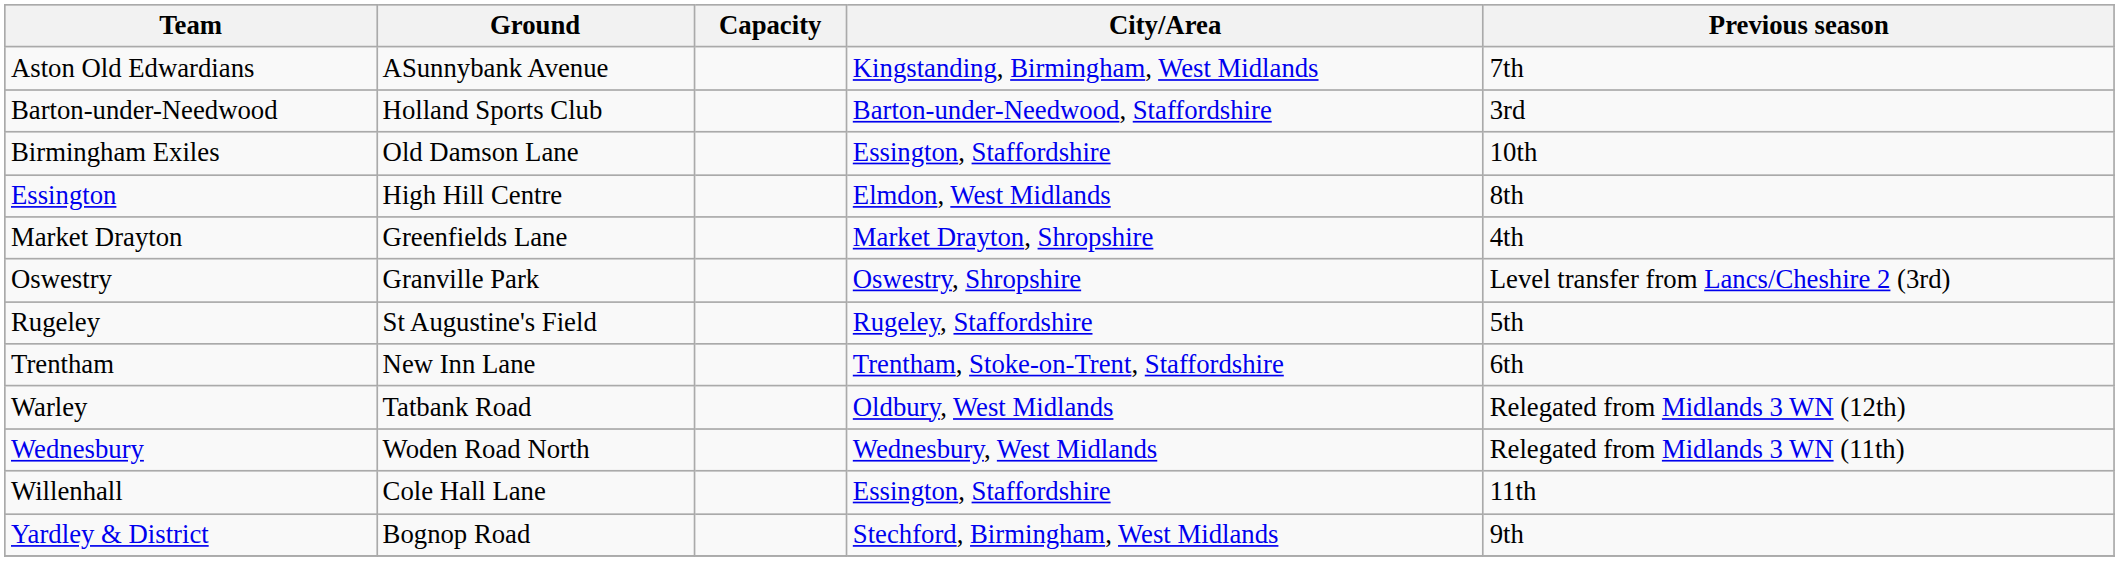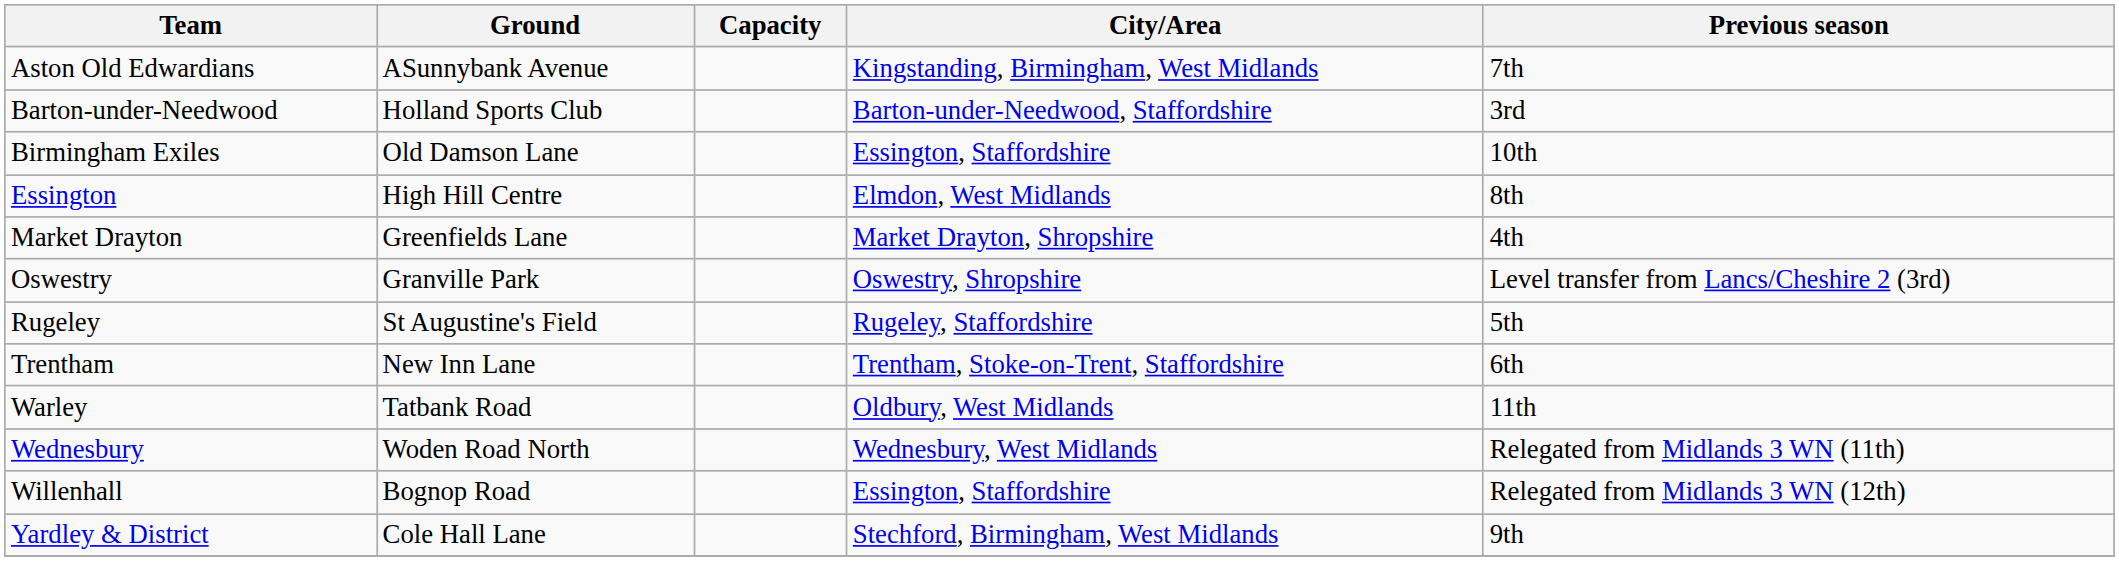(1698, 407) Relegated from Midlands 3 WN (12th) -> (1513, 407) 11th
(464, 491) Cole Hall Lane -> (456, 491) Bognop Road
(1513, 491) 11th -> (1698, 491) Relegated from Midlands 3 WN (12th)
(456, 534) Bognop Road -> (464, 534) Cole Hall Lane
